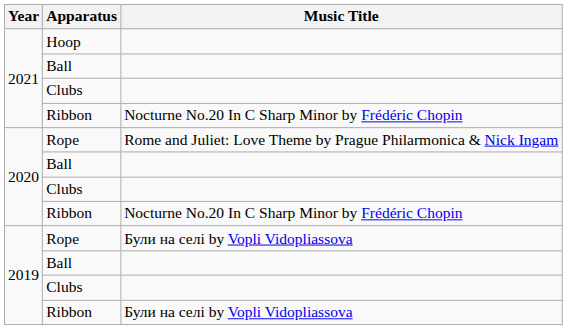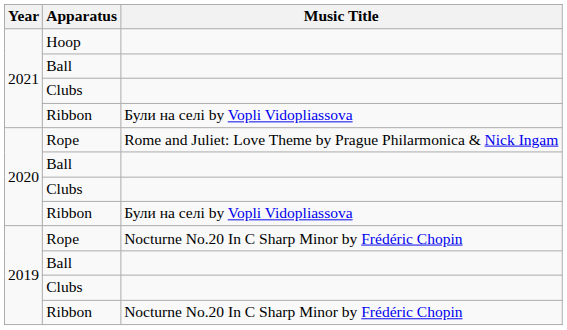(293, 115) Nocturne No.20 In C Sharp Minor by Frédéric Chopin -> (238, 115) Були на селі by Vopli Vidopliassova
(293, 213) Nocturne No.20 In C Sharp Minor by Frédéric Chopin -> (238, 213) Були на селі by Vopli Vidopliassova
(238, 238) Були на селі by Vopli Vidopliassova -> (293, 238) Nocturne No.20 In C Sharp Minor by Frédéric Chopin
(238, 312) Були на селі by Vopli Vidopliassova -> (293, 312) Nocturne No.20 In C Sharp Minor by Frédéric Chopin
